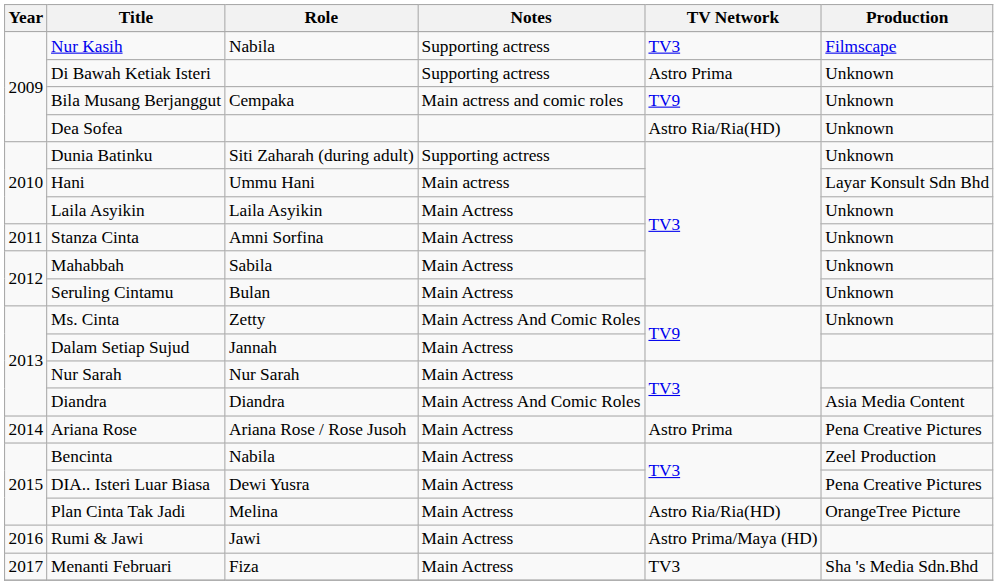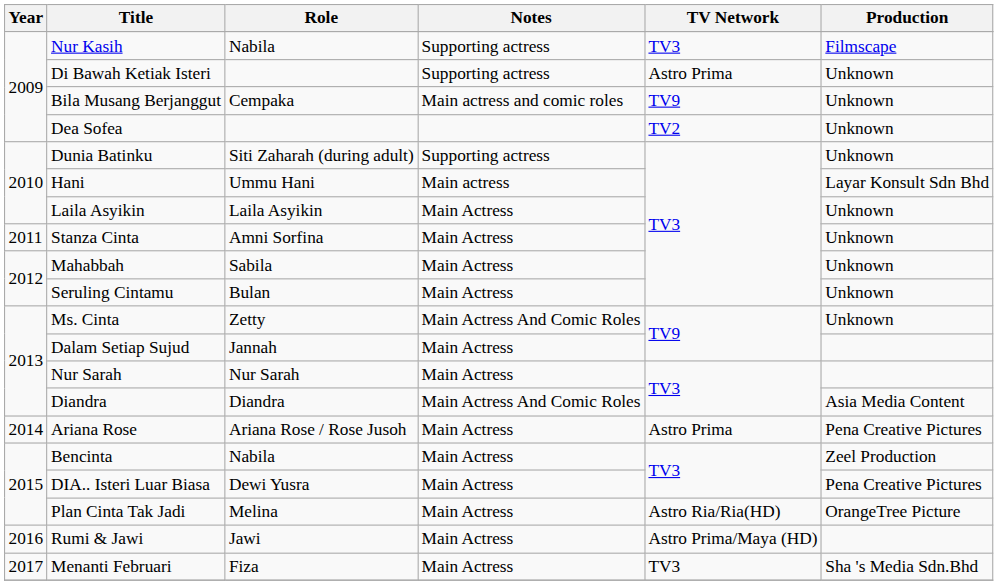(714, 127) Astro Ria/Ria(HD) -> (664, 127) TV2
